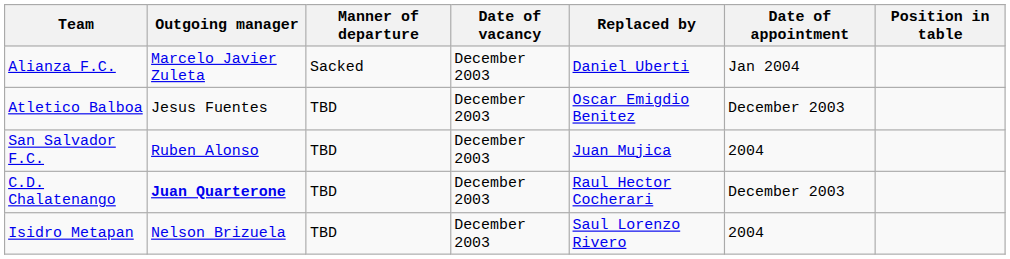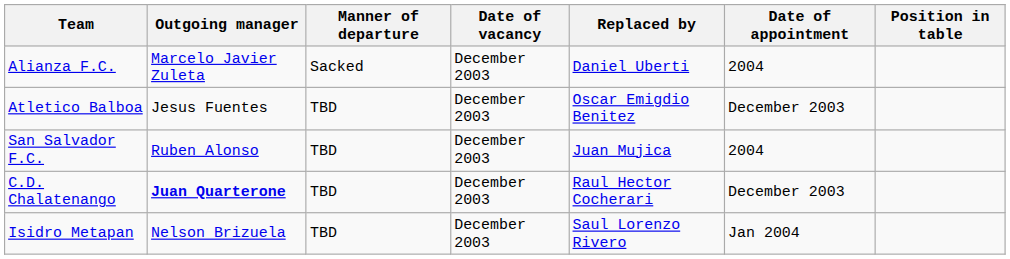(764, 67) Jan 2004 -> (746, 67) 2004
(746, 233) 2004 -> (764, 233) Jan 2004
